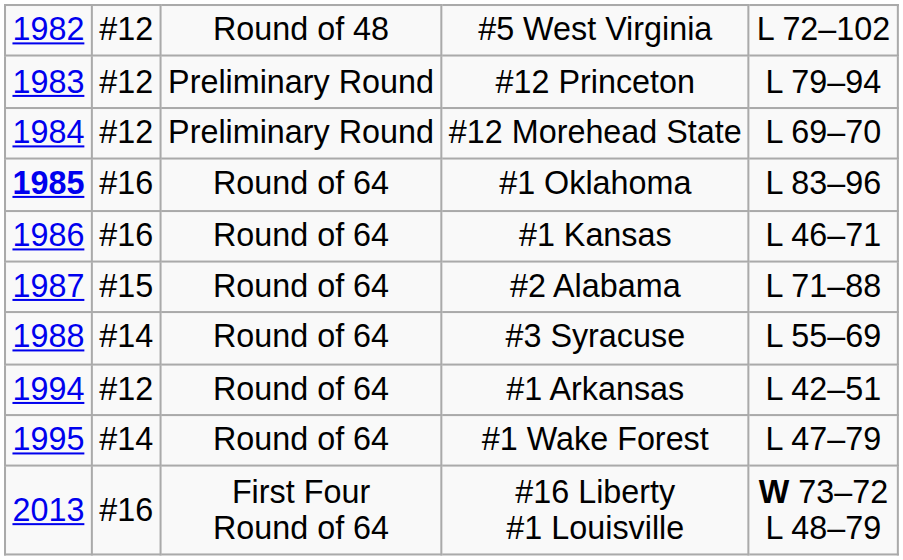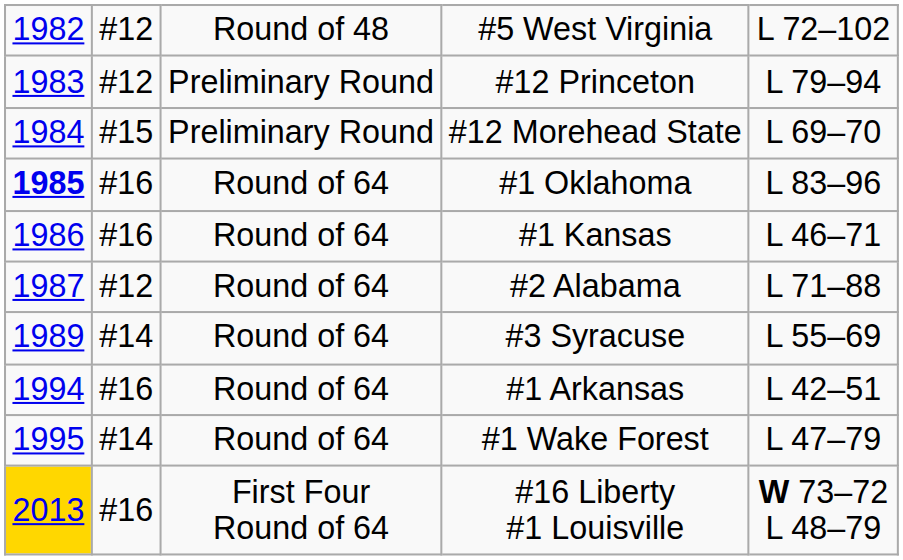(126, 132) #12 -> (126, 132) #15
(126, 286) #15 -> (126, 286) #12
(48, 337) 1988 -> (48, 337) 1989
(126, 388) #12 -> (126, 388) #16
(48, 509) no background -> (48, 509) gold background
